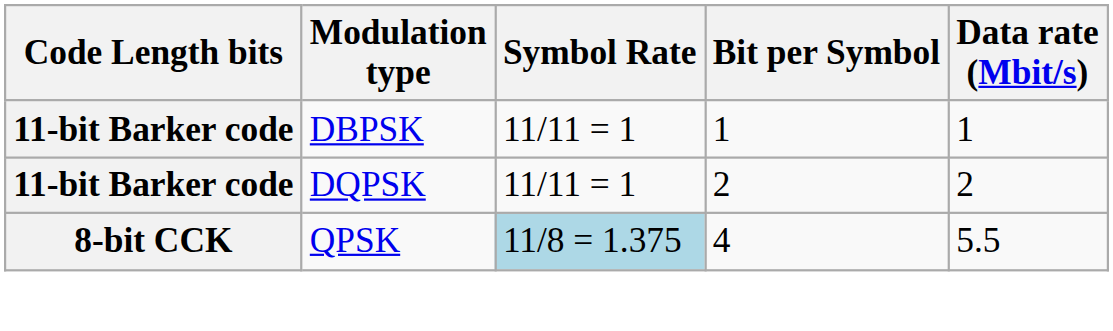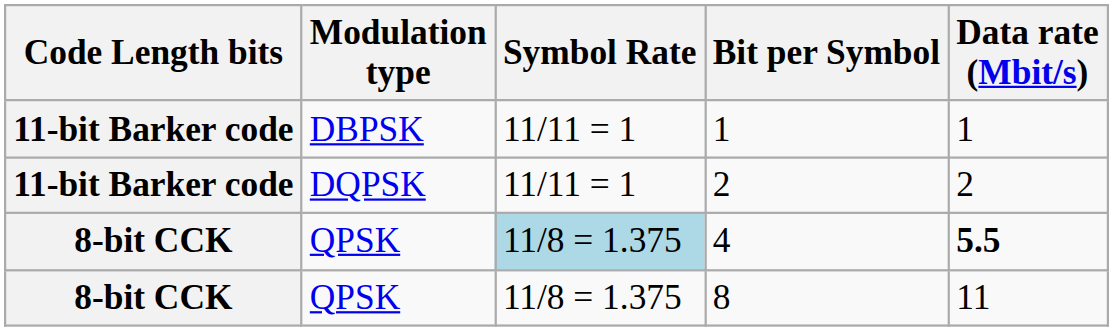(978, 240) normal -> (978, 240) bold
+ row: (722, 296)
